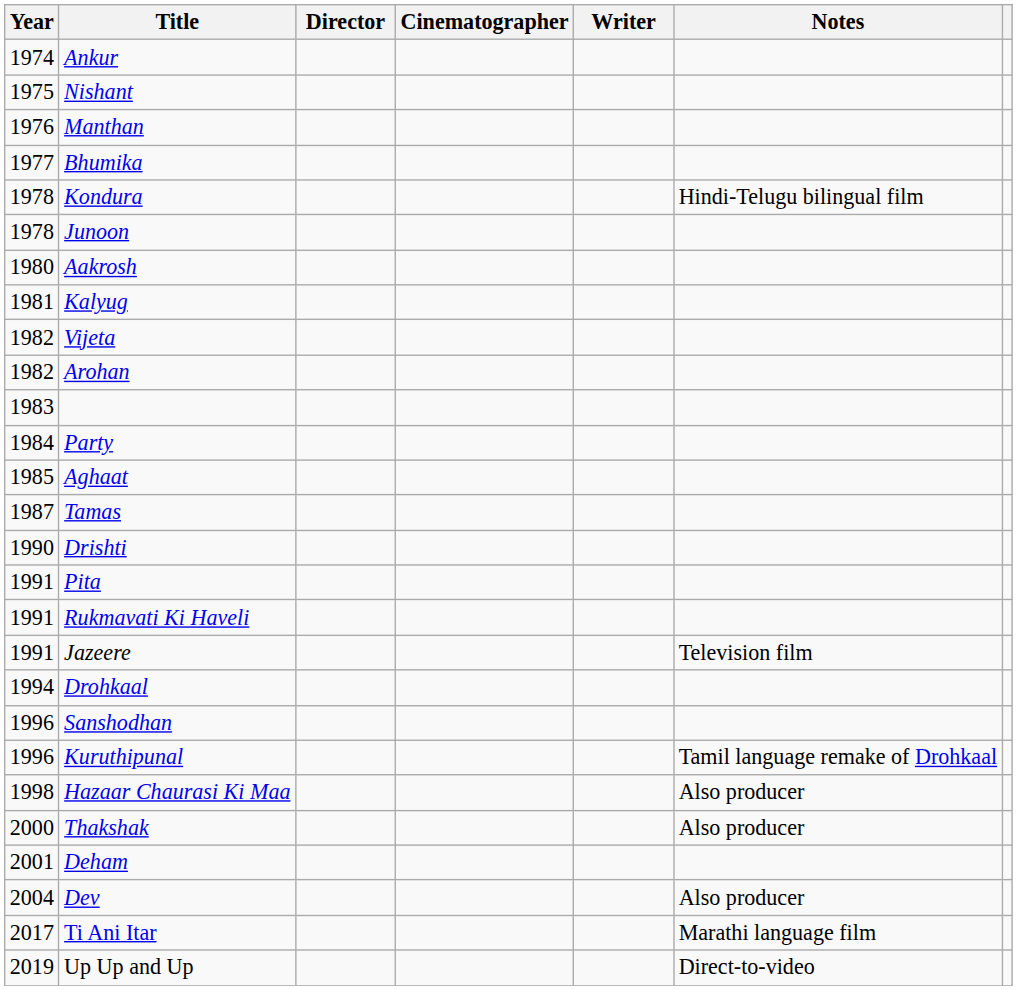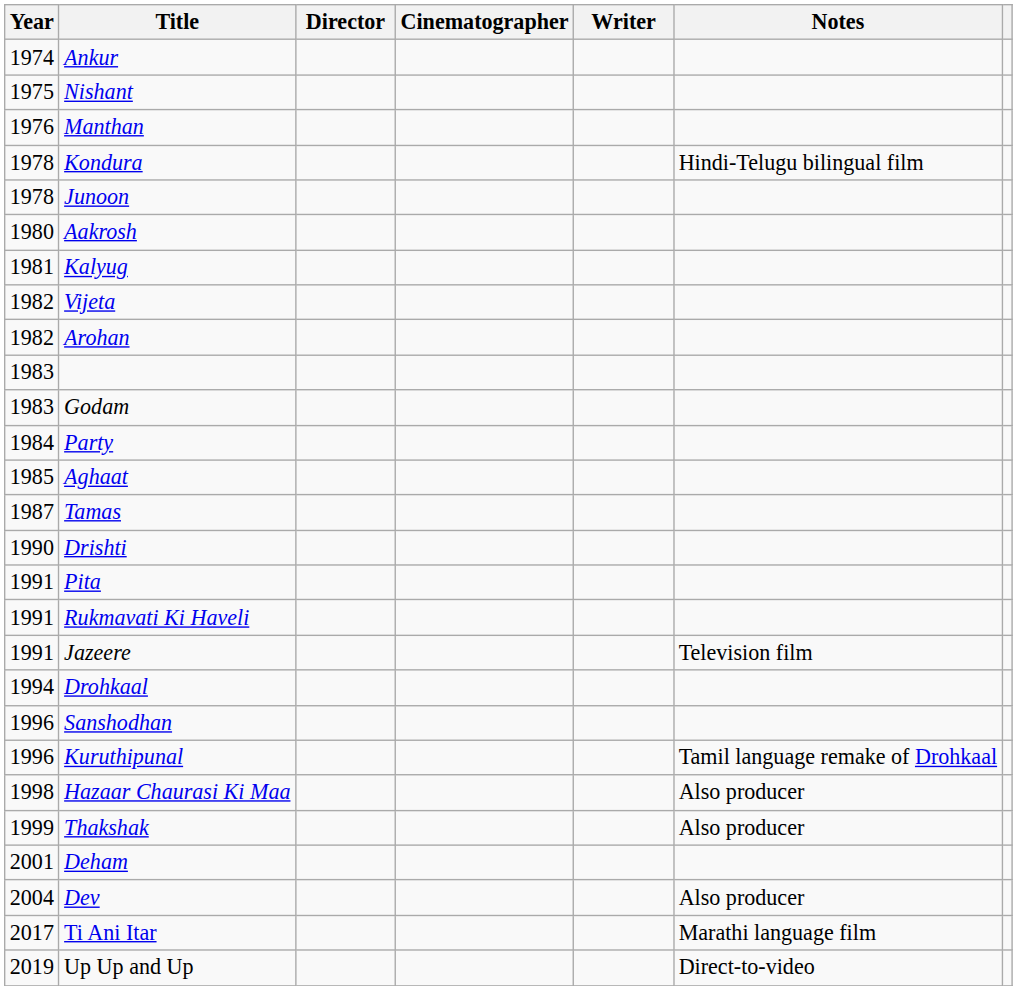- row: (103, 162)
+ row: (97, 407)
(32, 827) 2000 -> (32, 827) 1999
